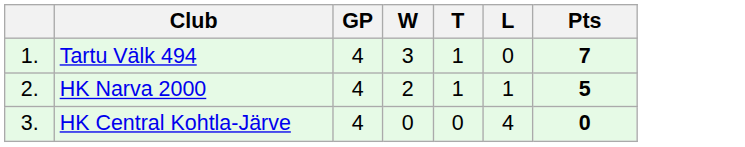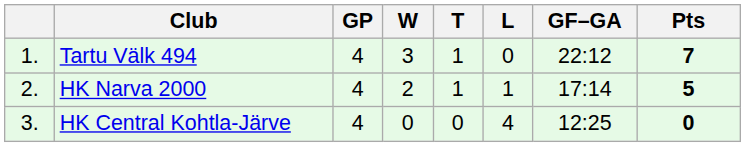+ column: (585, 21)
